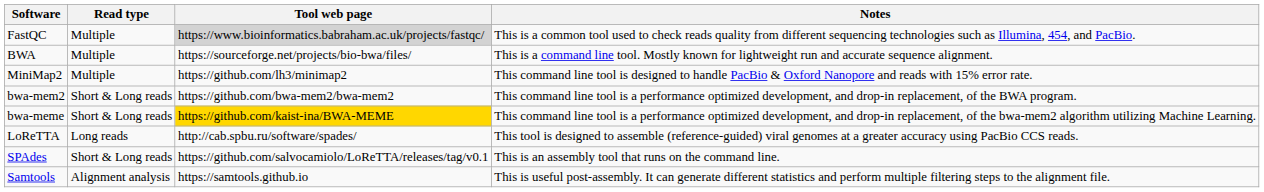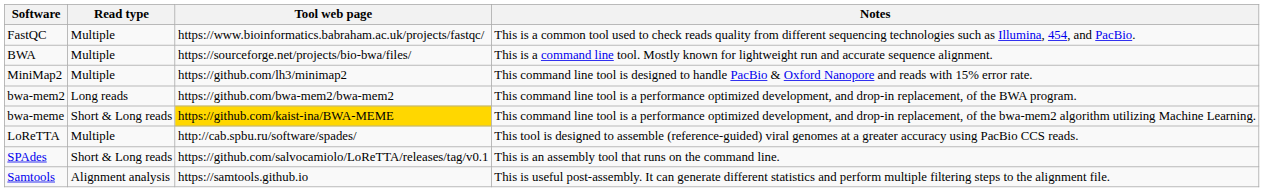(331, 34) lightgrey background -> (331, 34) no background
(122, 95) Short & Long reads -> (99, 95) Long reads
(99, 136) Long reads -> (93, 136) Multiple
